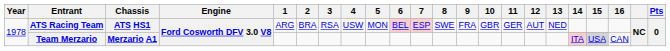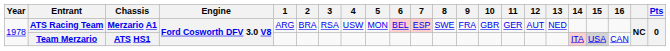(132, 26) ATS HS1 -> (132, 26) Merzario A1
(132, 39) Merzario A1 -> (132, 39) ATS HS1
